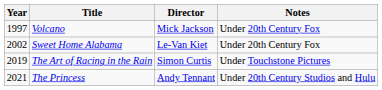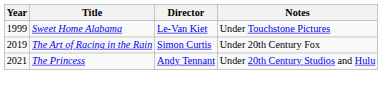- row: (48, 28)
(17, 45) 2002 -> (17, 28) 1999
(270, 45) Under 20th Century Fox -> (275, 28) Under Touchstone Pictures
(275, 61) Under Touchstone Pictures -> (270, 45) Under 20th Century Fox
